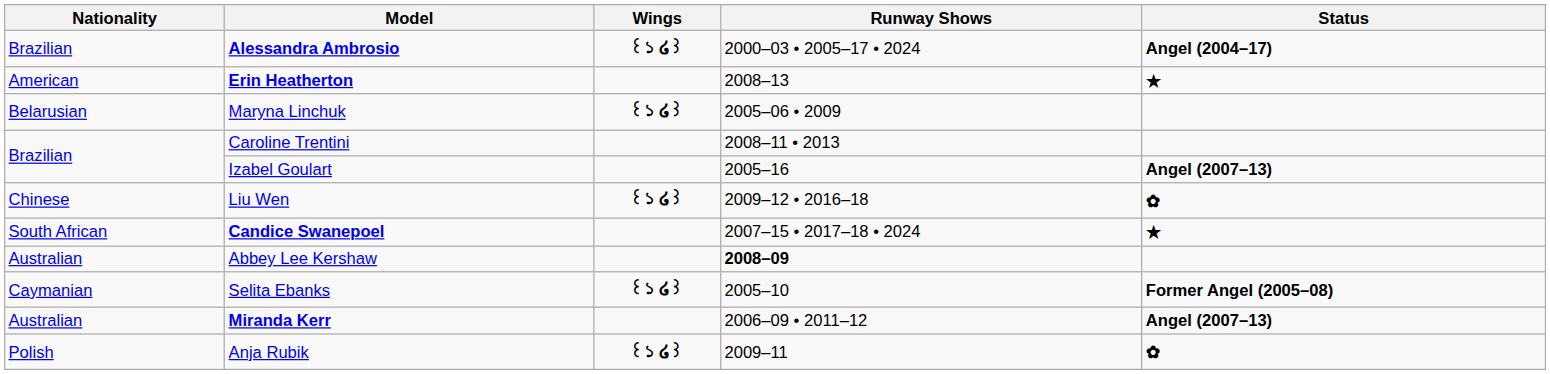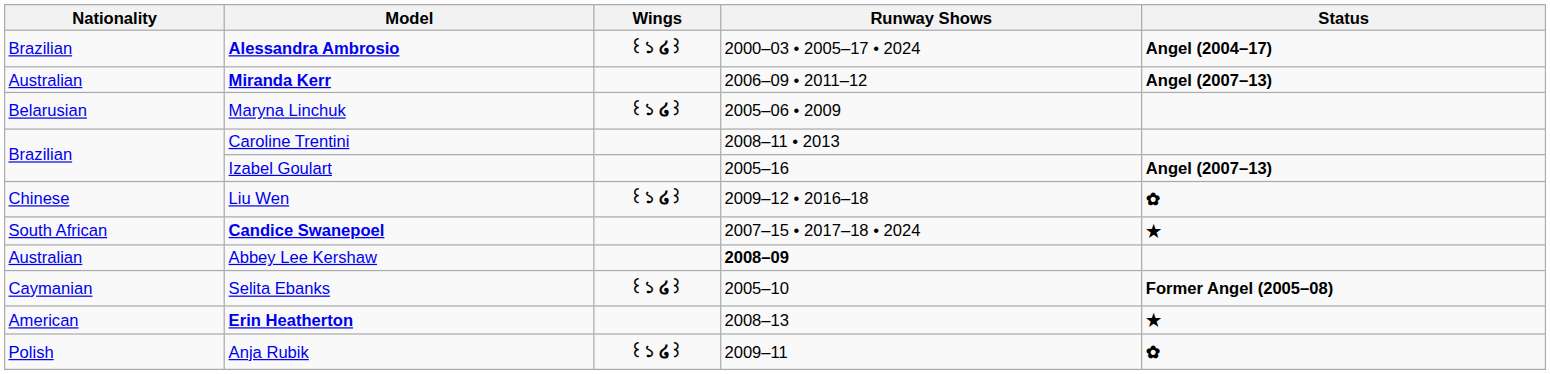rows swapped: (280, 320) <-> (291, 80)
